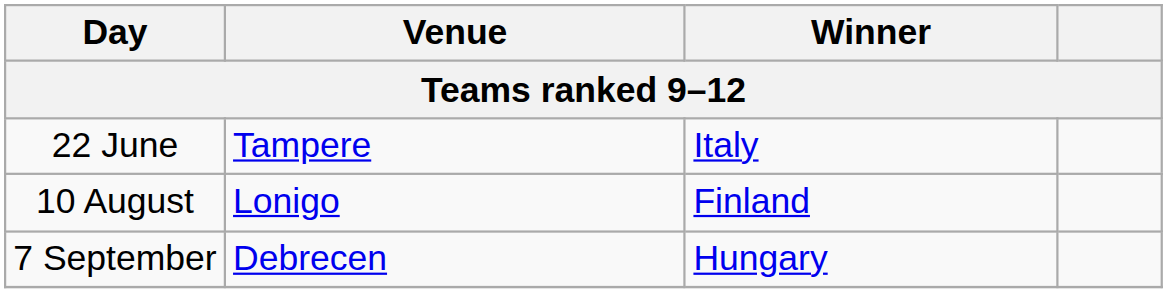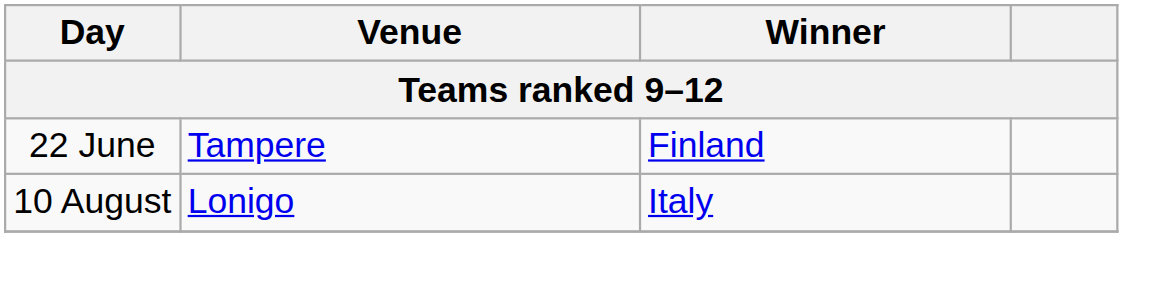(726, 145) Italy -> (706, 145) Finland
(752, 201) Finland -> (681, 201) Italy
- row: (115, 257)
